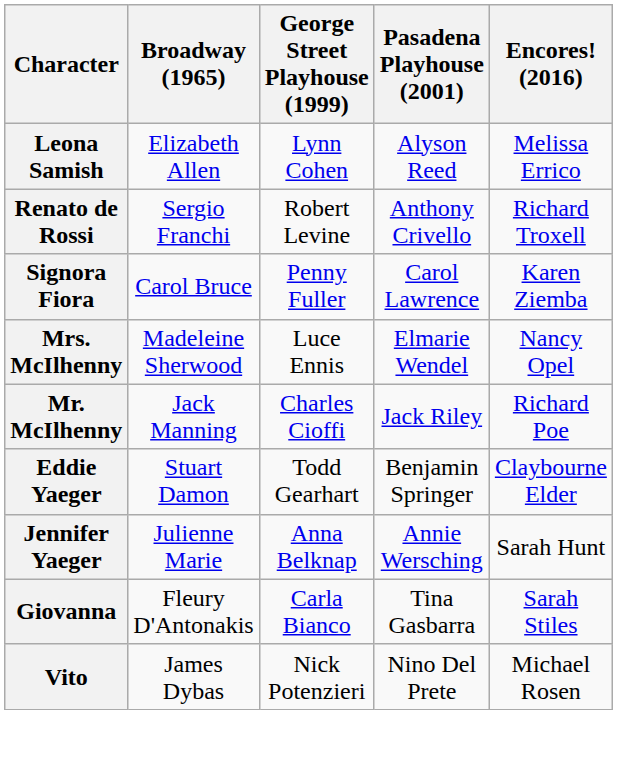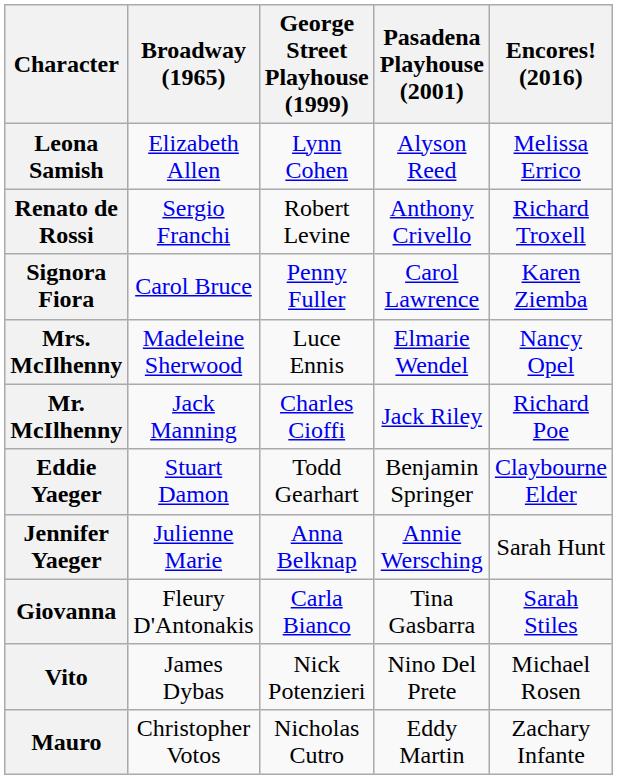+ row: (66, 741)
